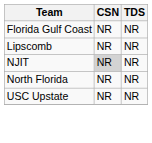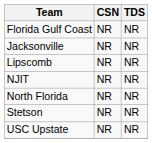+ row: (35, 46)
(104, 63) lightgrey background -> (104, 79) no background
+ row: (25, 113)
